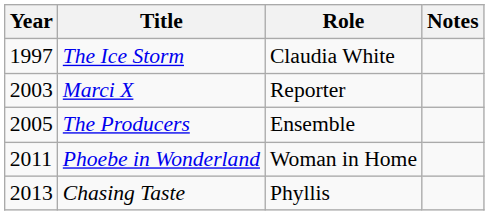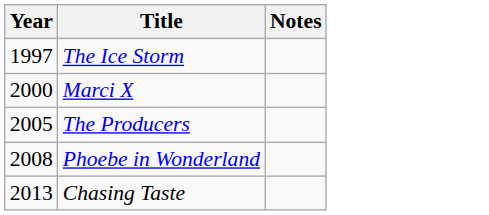- column: (343, 21)
(31, 90) 2003 -> (31, 90) 2000
(31, 158) 2011 -> (31, 158) 2008
